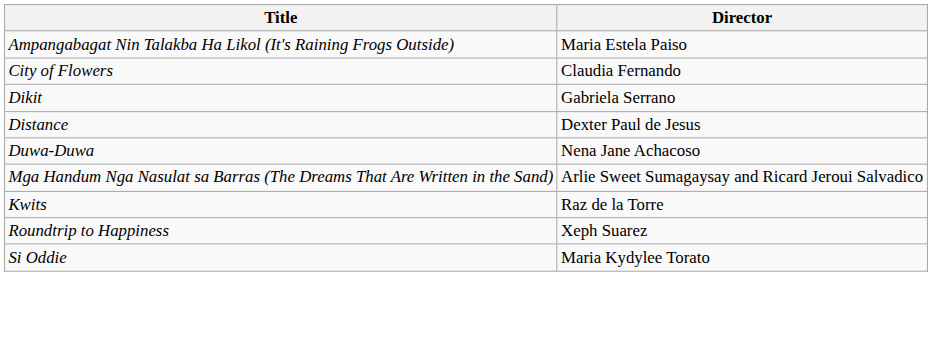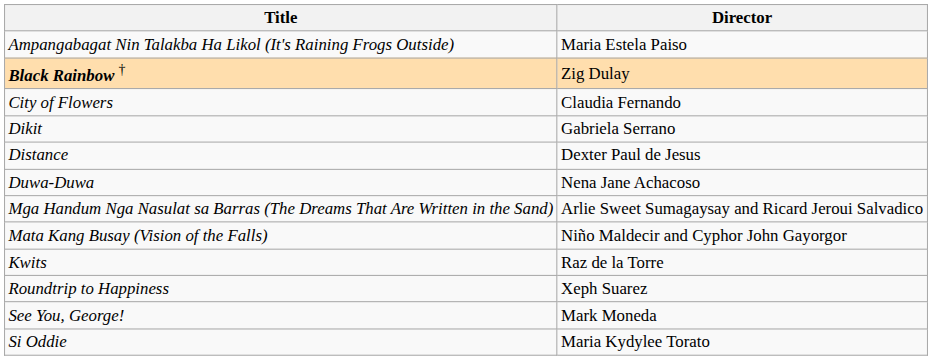+ row: (67, 73)
+ row: (138, 235)
+ row: (66, 315)
